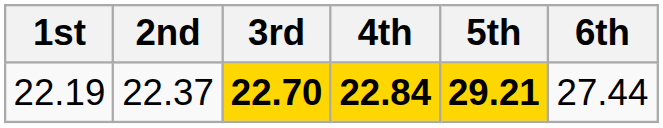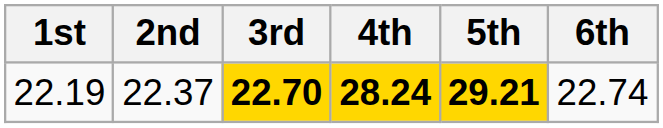(385, 91) 22.84 -> (385, 91) 28.24
(602, 91) 27.44 -> (602, 91) 22.74
